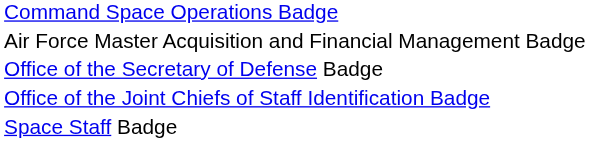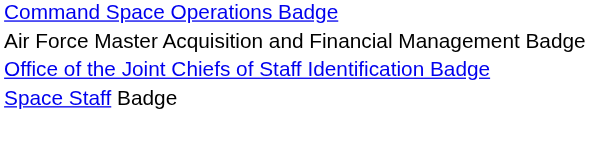- row: (194, 69)
